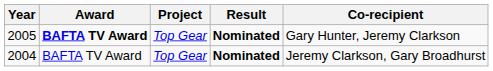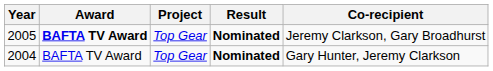(373, 35) Gary Hunter, Jeremy Clarkson -> (386, 35) Jeremy Clarkson, Gary Broadhurst
(386, 55) Jeremy Clarkson, Gary Broadhurst -> (373, 55) Gary Hunter, Jeremy Clarkson
